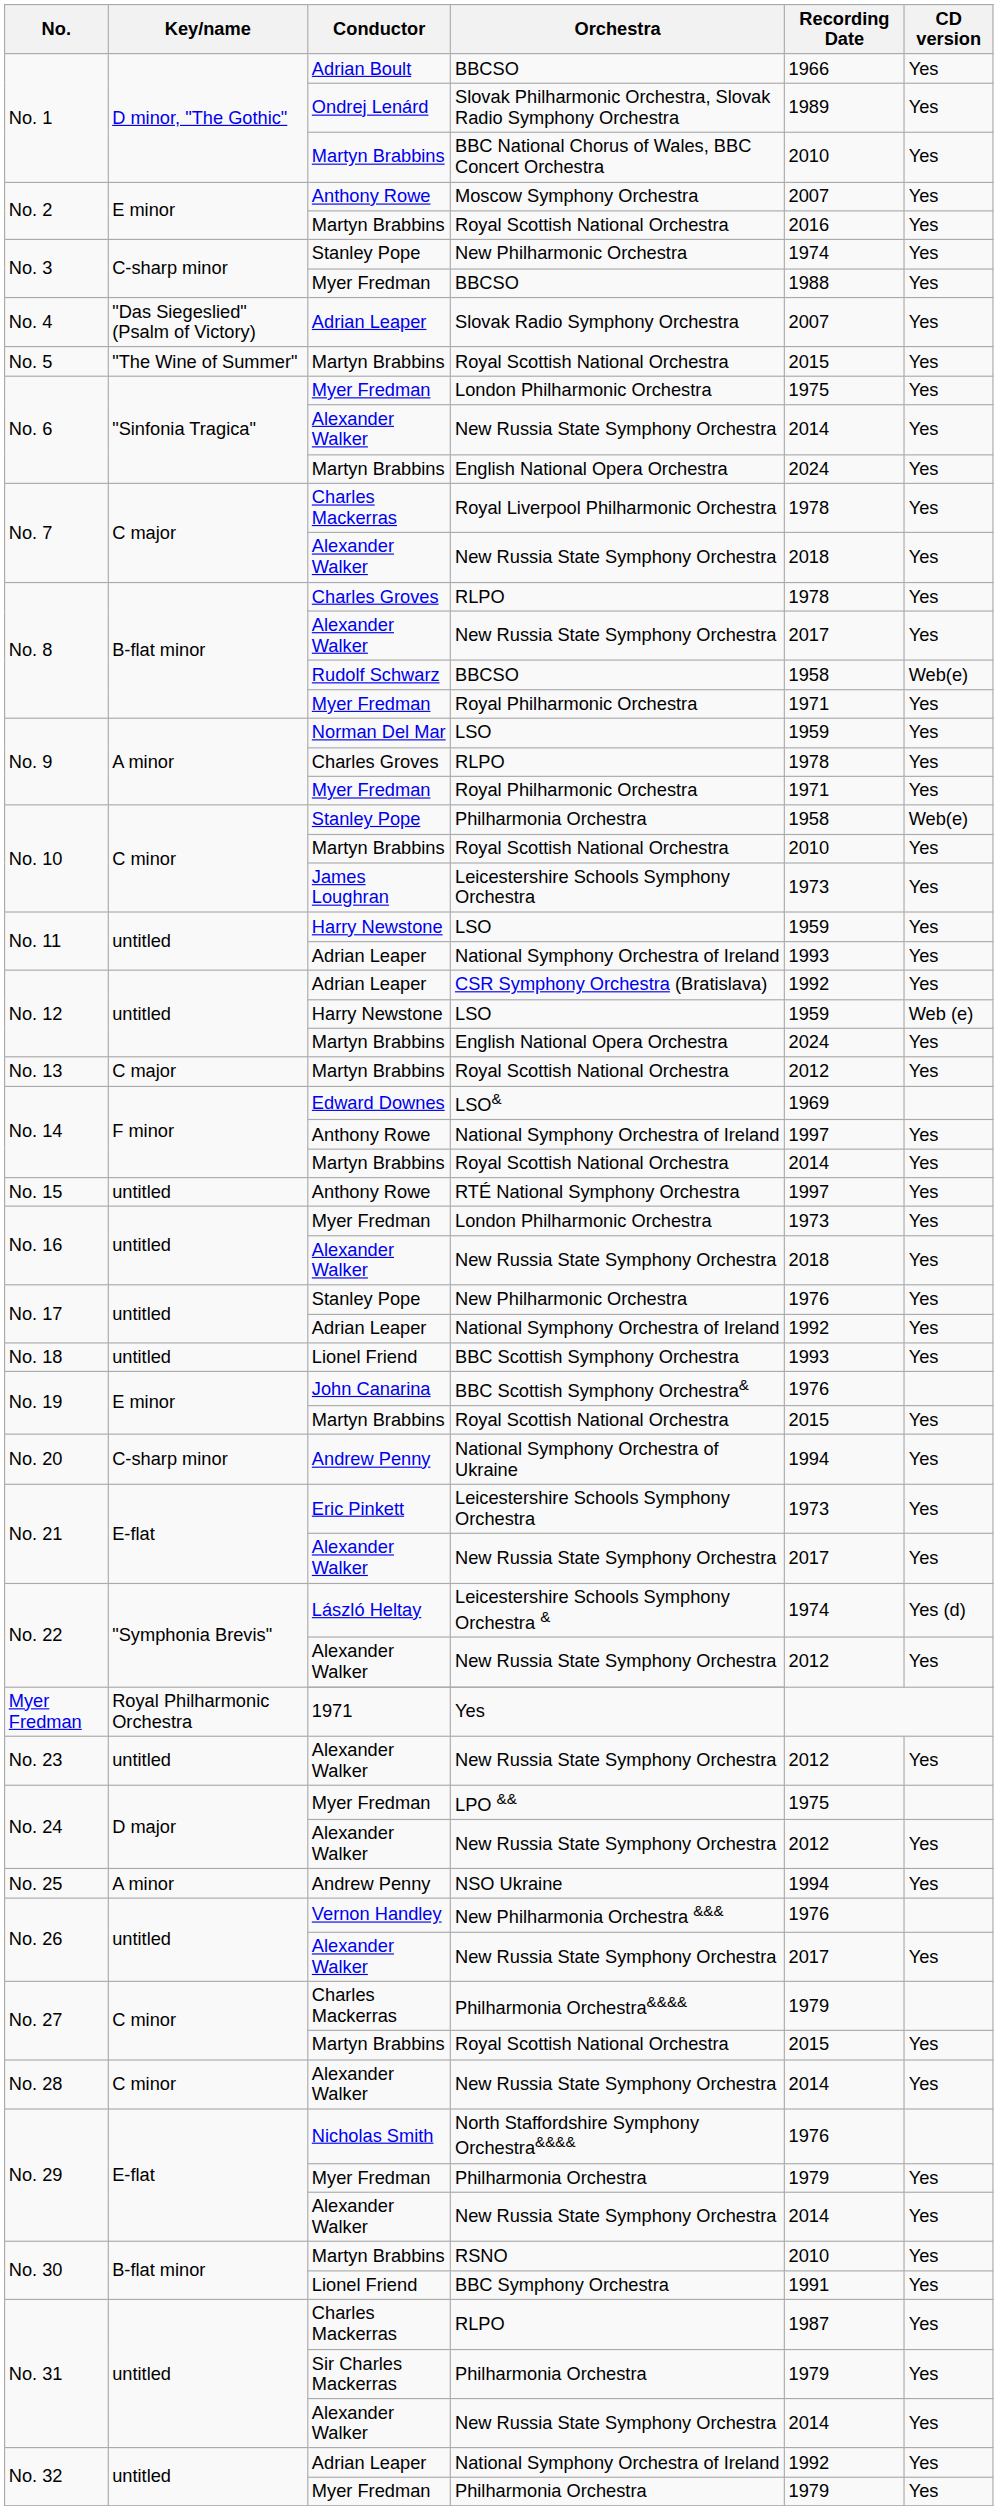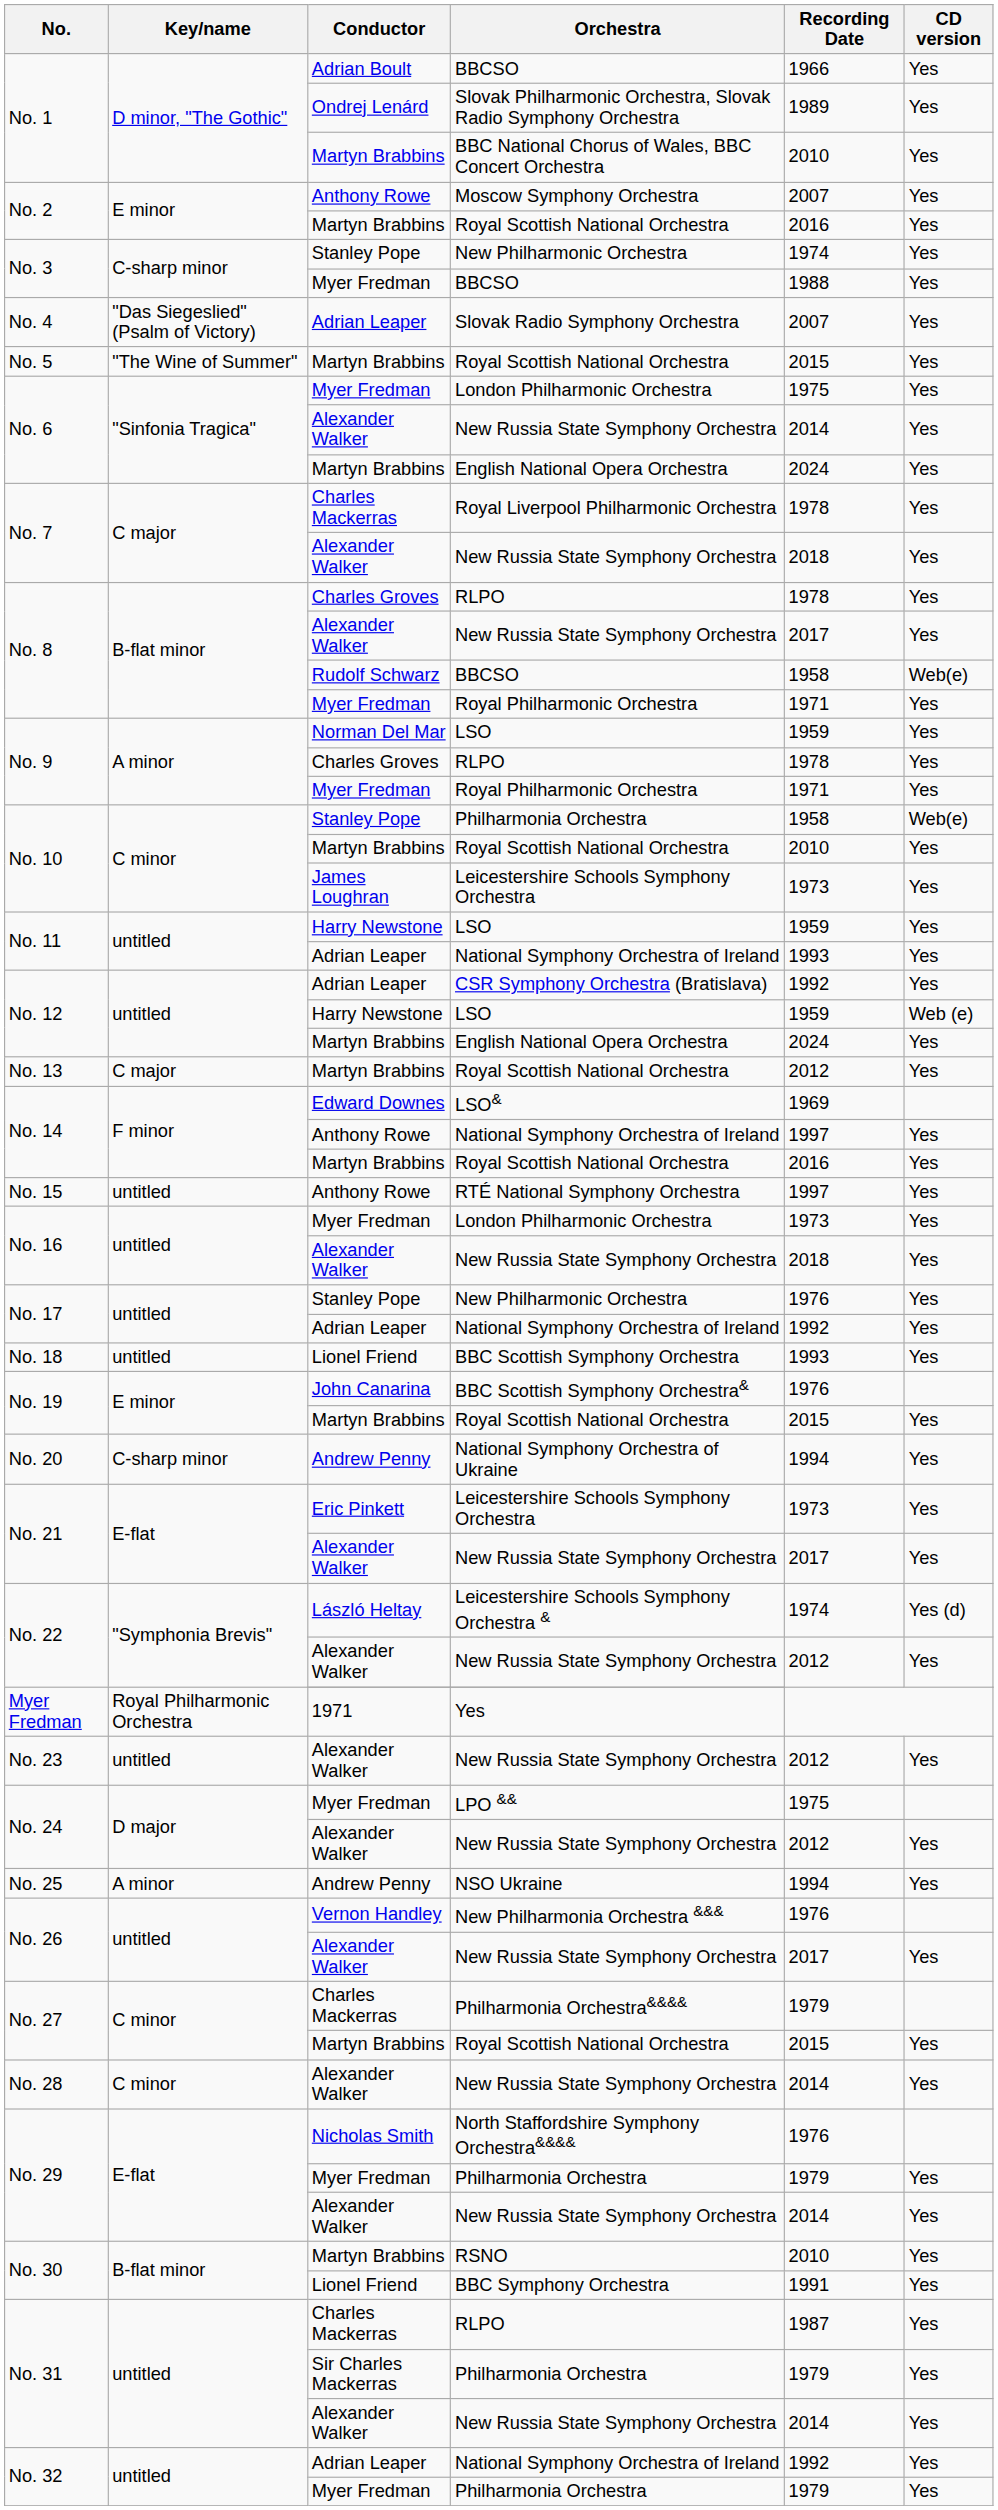(809, 1163) 2014 -> (809, 1163) 2016
